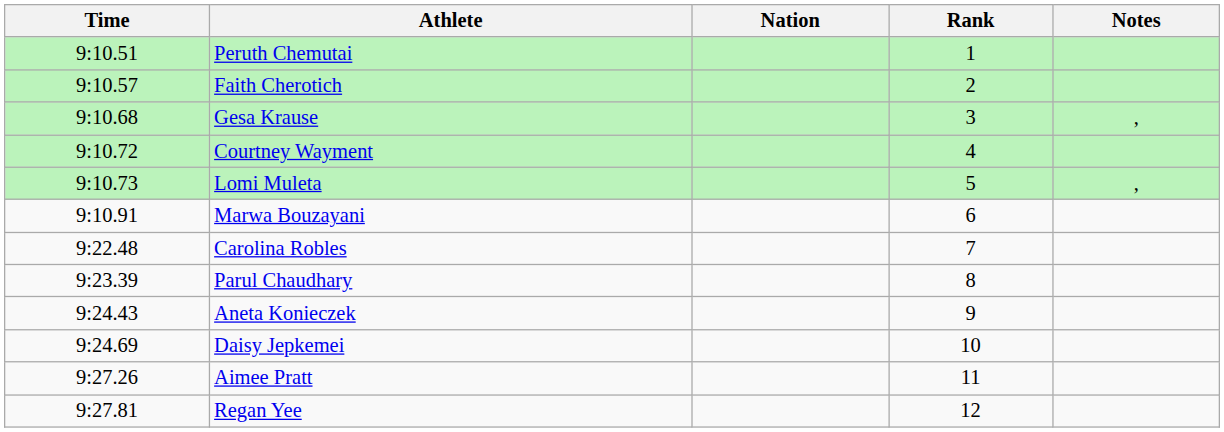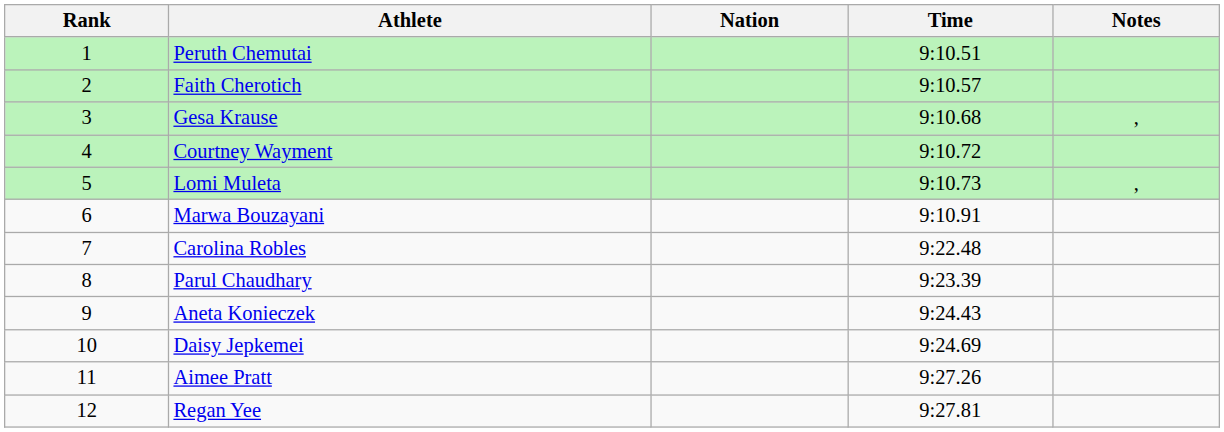columns swapped: (971, 20) <-> (107, 20)
